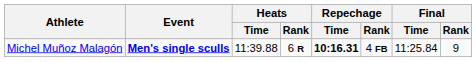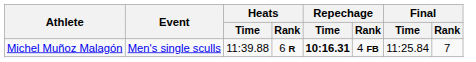(179, 48) bold -> (174, 48) normal
(456, 48) 9 -> (447, 48) 7
